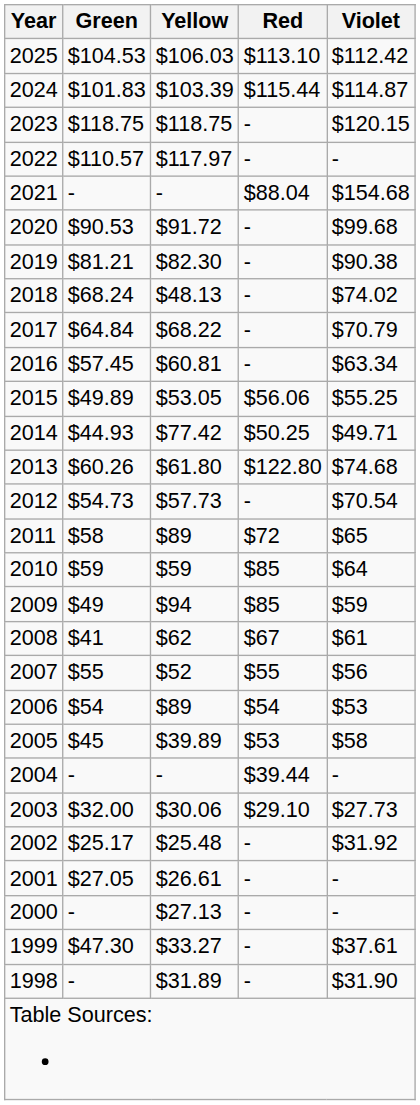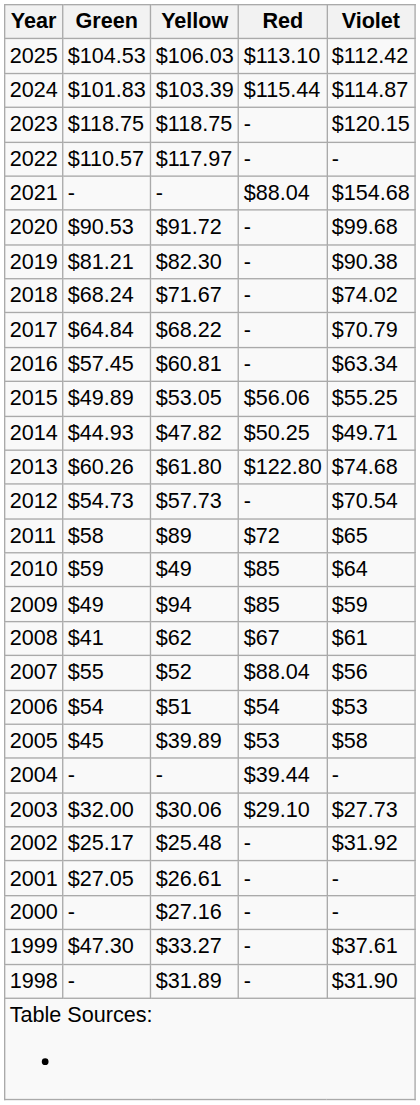(189, 295) $48.13 -> (189, 295) $71.67
(189, 432) $77.42 -> (189, 432) $47.82
(174, 569) $59 -> (174, 569) $49
(262, 672) $55 -> (277, 672) $88.04
(174, 706) $89 -> (174, 706) $51
(189, 912) $27.13 -> (189, 912) $27.16
